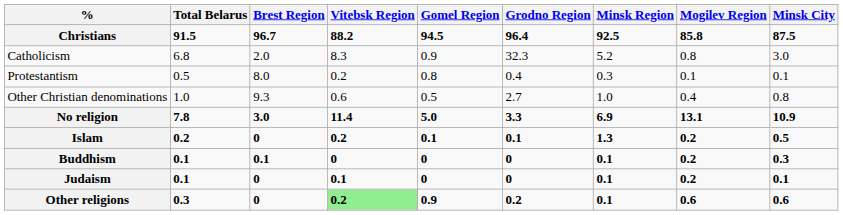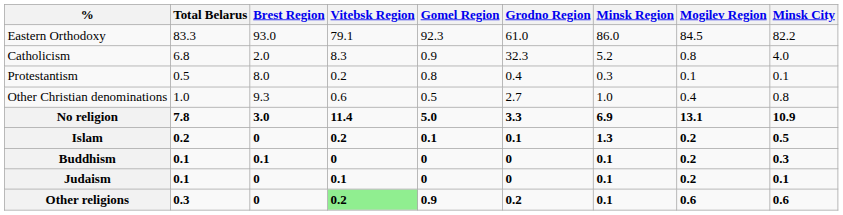- row: (87, 35)
+ row: (57, 35)
(781, 55) 3.0 -> (781, 55) 4.0
